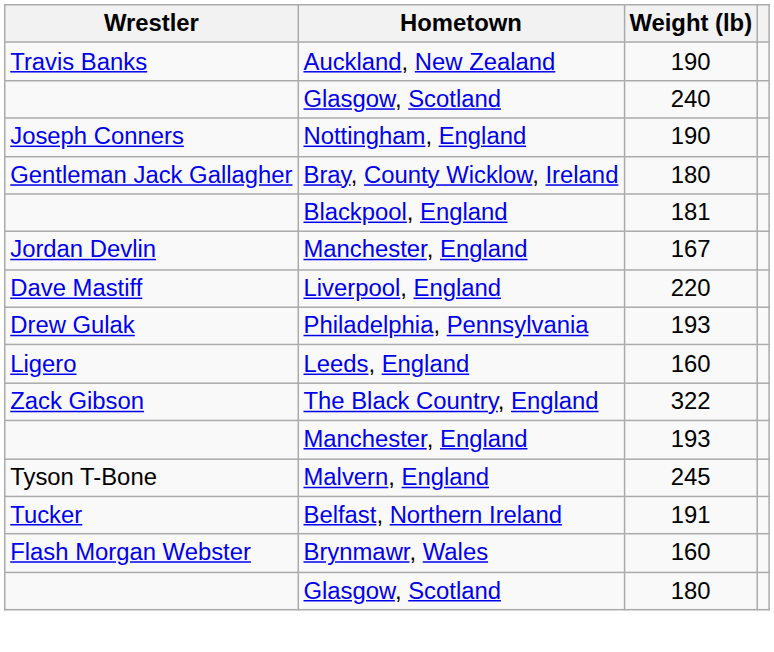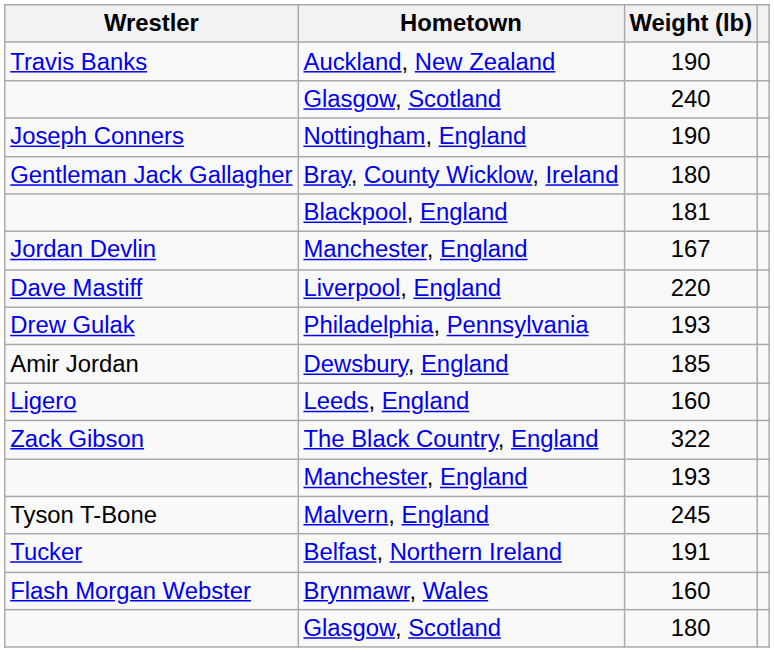+ row: (406, 363)
